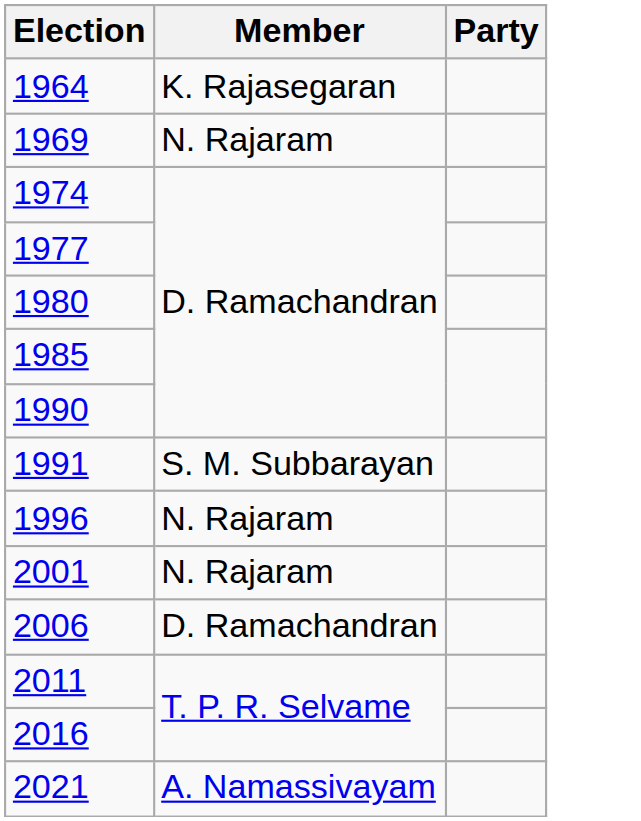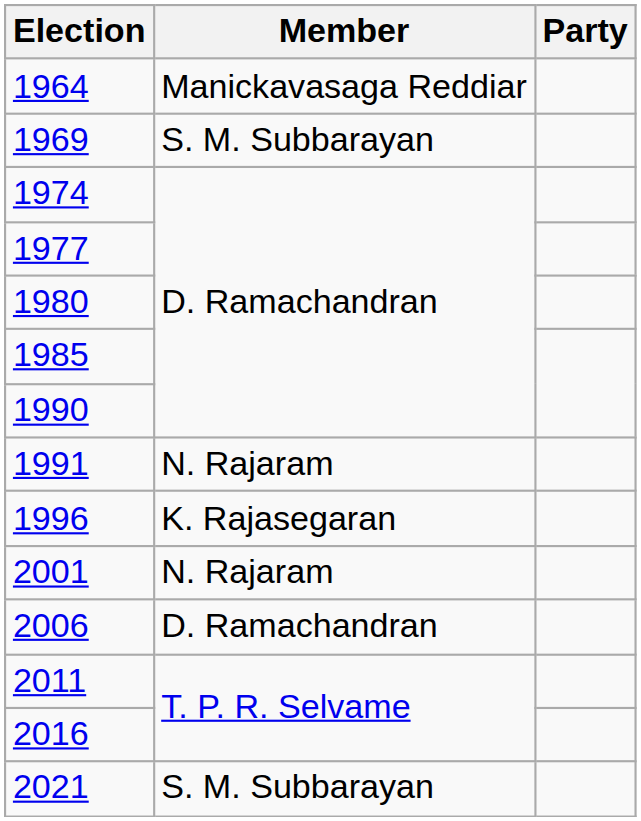(279, 85) K. Rajasegaran -> (344, 85) Manickavasaga Reddiar
(247, 139) N. Rajaram -> (298, 139) S. M. Subbarayan
(298, 463) S. M. Subbarayan -> (247, 463) N. Rajaram
(247, 517) N. Rajaram -> (279, 517) K. Rajasegaran
(298, 788) A. Namassivayam -> (298, 788) S. M. Subbarayan
